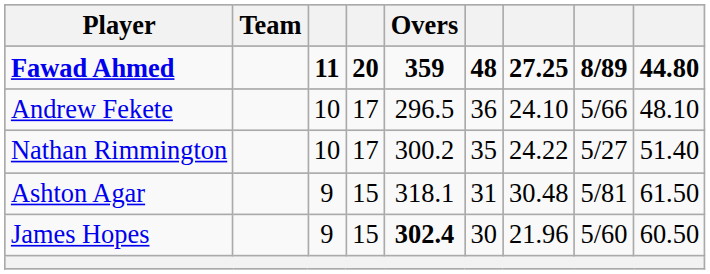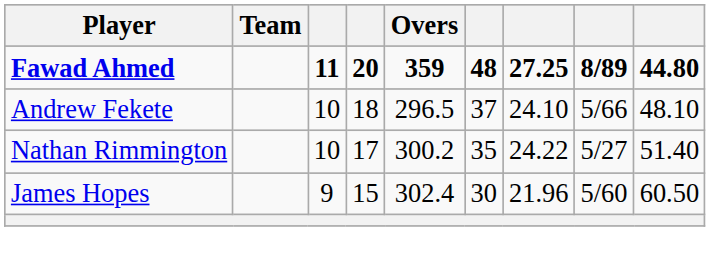(365, 109) 17 -> (365, 109) 18
(484, 109) 36 -> (484, 109) 37
- row: (78, 192)
(425, 234) bold -> (425, 192) normal
